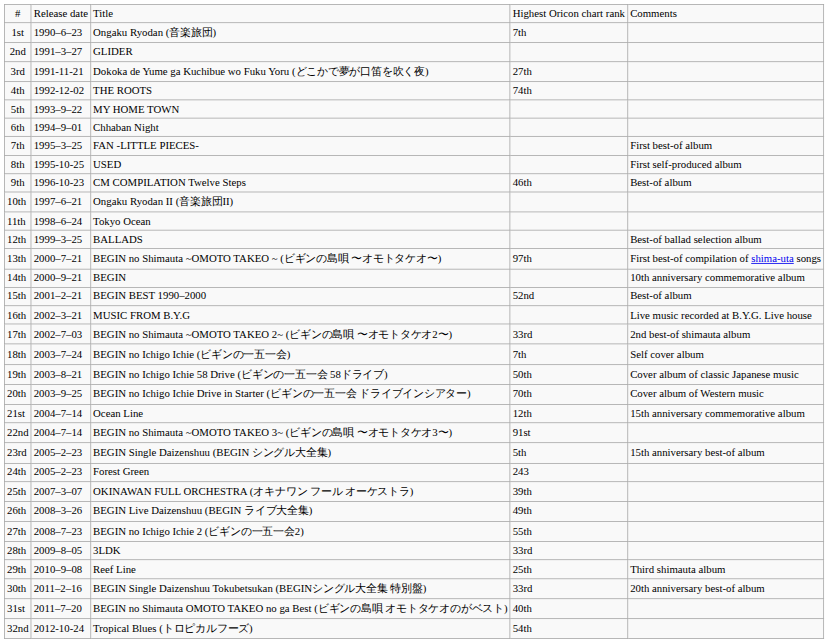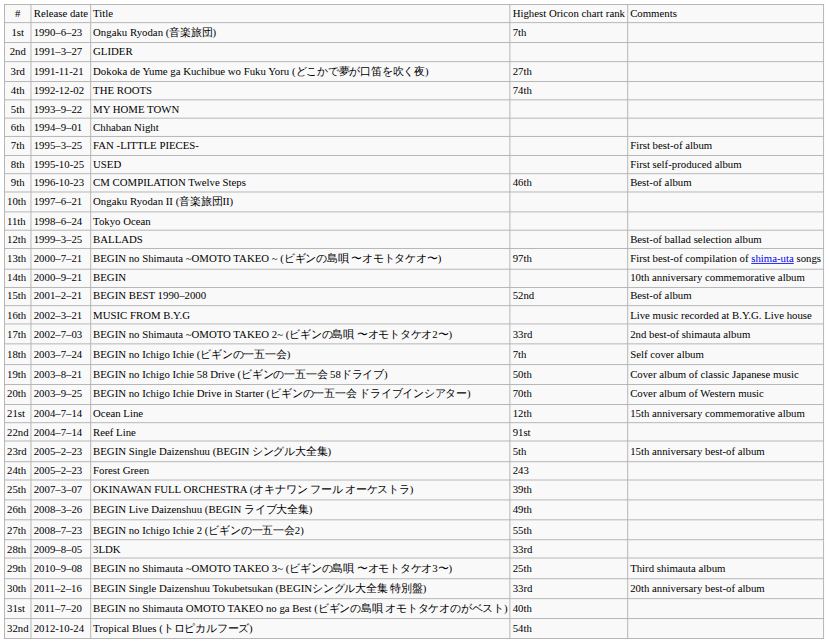(273, 432) BEGIN no Shimauta ~OMOTO TAKEO 3~ (ビギンの島唄 〜オモトタケオ3〜) -> (114, 432) Reef Line
(114, 569) Reef Line -> (273, 568) BEGIN no Shimauta ~OMOTO TAKEO 3~ (ビギンの島唄 〜オモトタケオ3〜)
